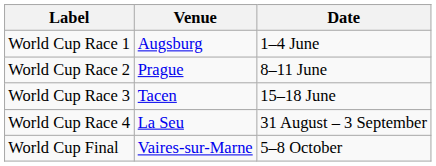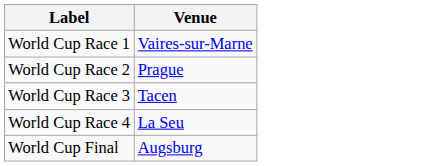- column: (344, 17)
(170, 43) Augsburg -> (195, 43) Vaires-sur-Marne
(195, 148) Vaires-sur-Marne -> (170, 148) Augsburg
